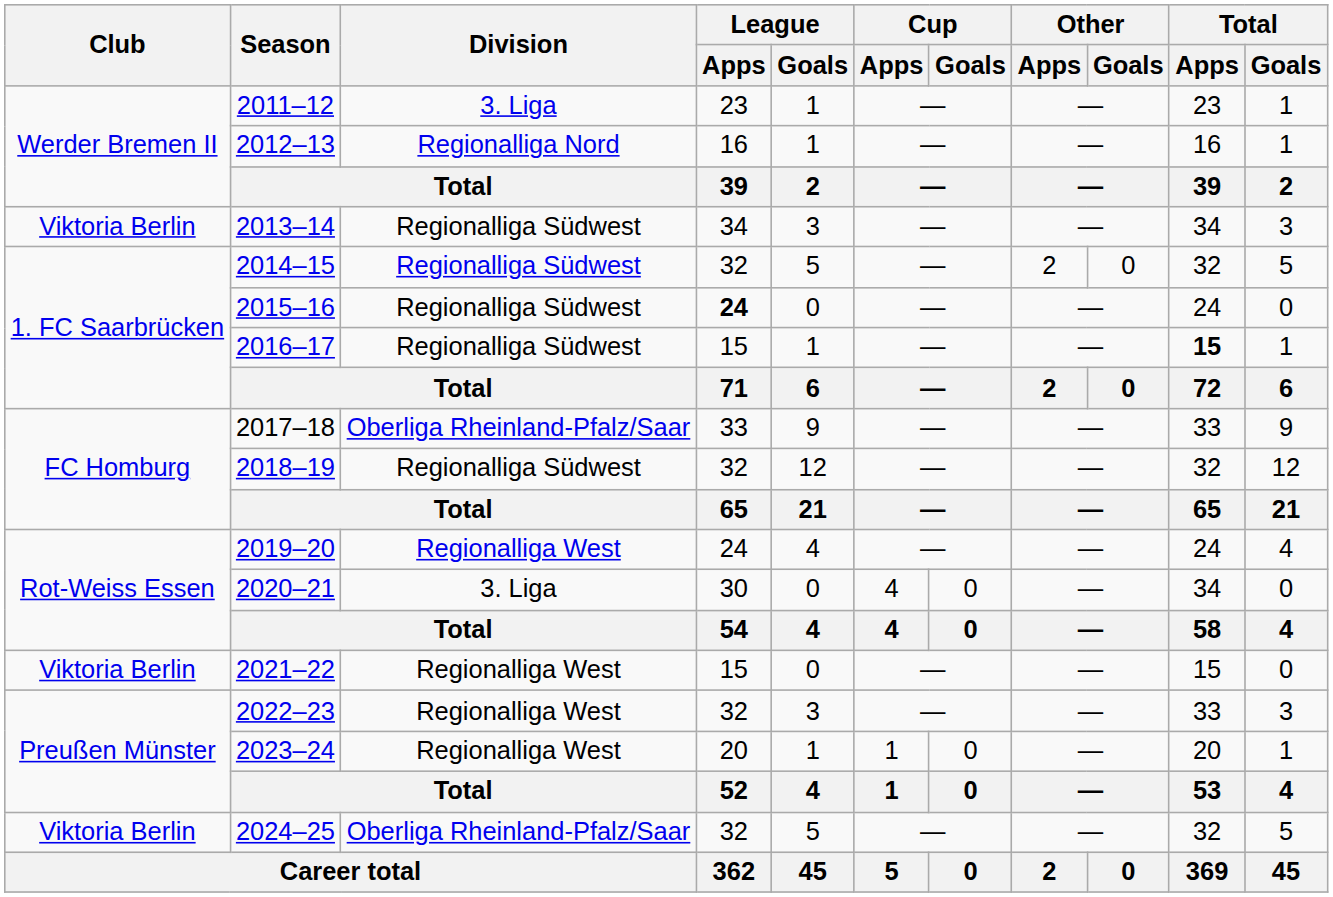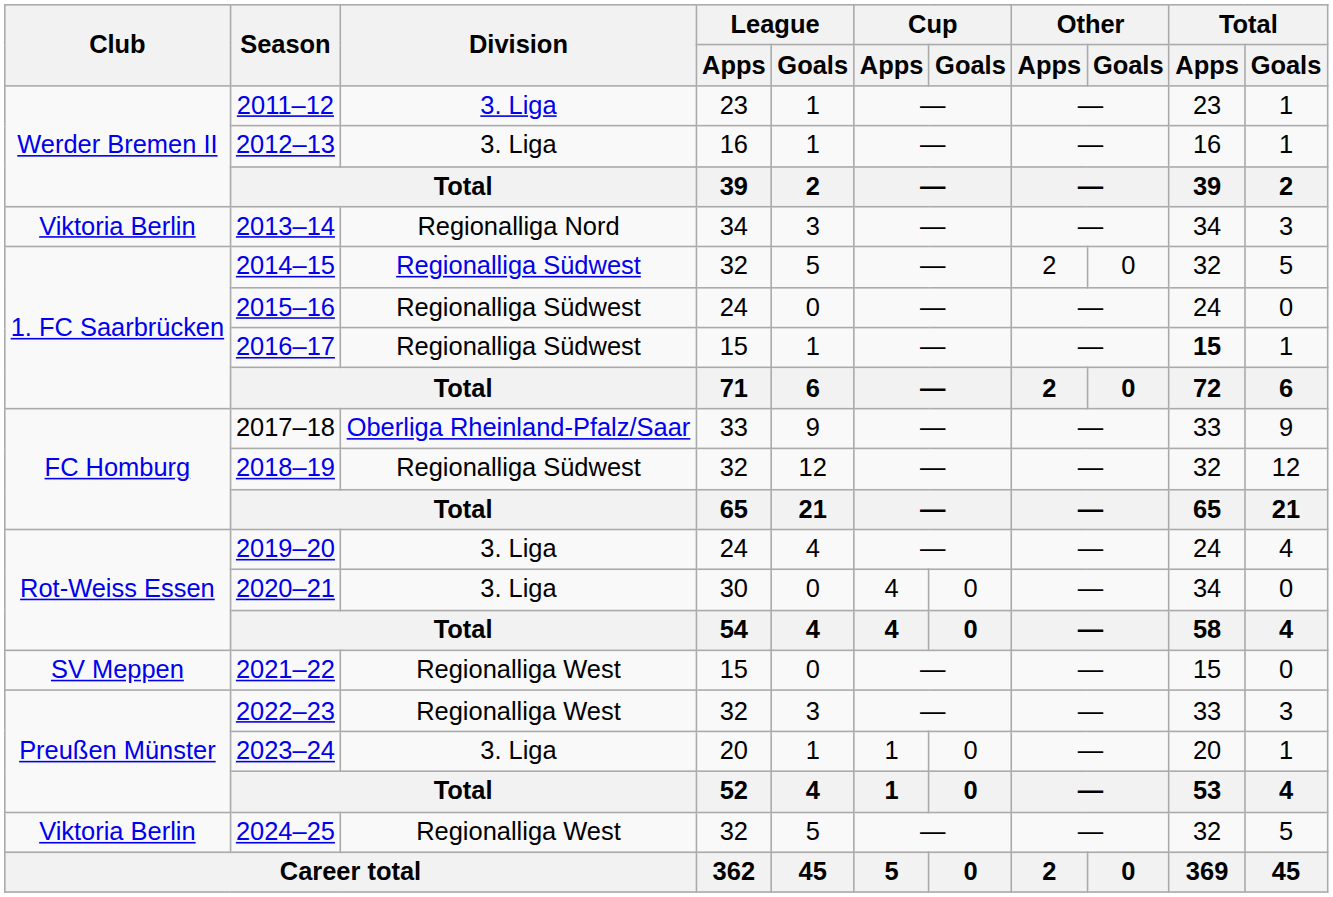(518, 145) Regionalliga Nord -> (518, 145) 3. Liga
(518, 226) Regionalliga Südwest -> (518, 226) Regionalliga Nord
(734, 307) bold -> (734, 307) normal
(518, 549) Regionalliga West -> (518, 549) 3. Liga
(117, 670) Viktoria Berlin -> (117, 670) SV Meppen
(518, 750) Regionalliga West -> (518, 750) 3. Liga
(518, 831) Oberliga Rheinland-Pfalz/Saar -> (518, 831) Regionalliga West
